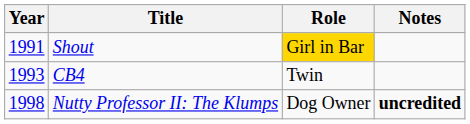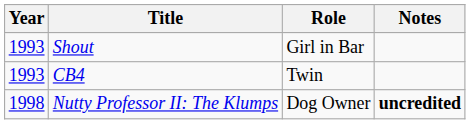(27, 47) 1991 -> (27, 47) 1993
(325, 47) gold background -> (325, 47) no background
